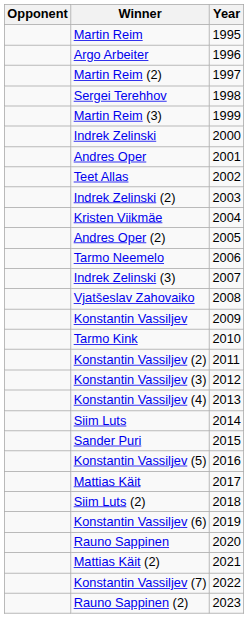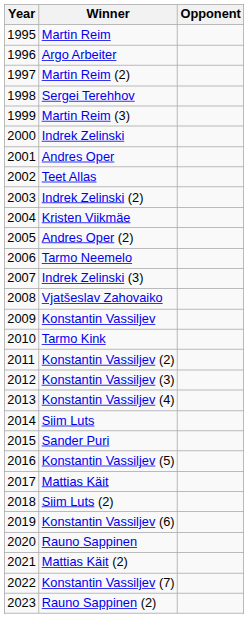columns swapped: (227, 14) <-> (38, 14)
